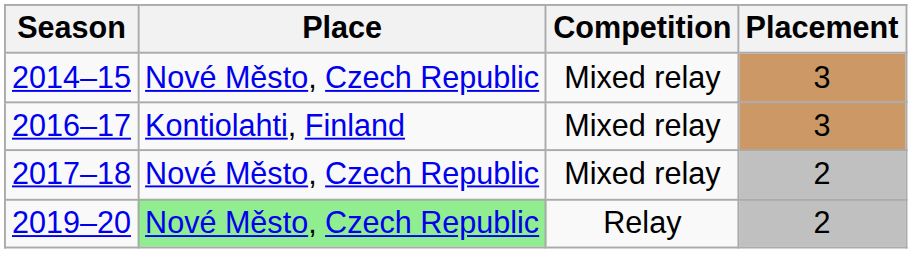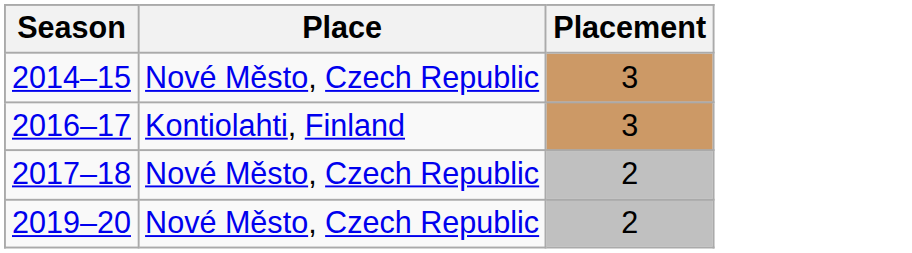- column: (642, 28)
(342, 222) lightgreen background -> (342, 222) no background
